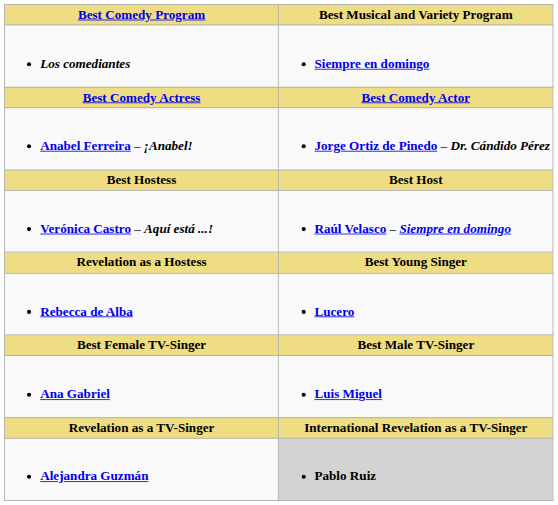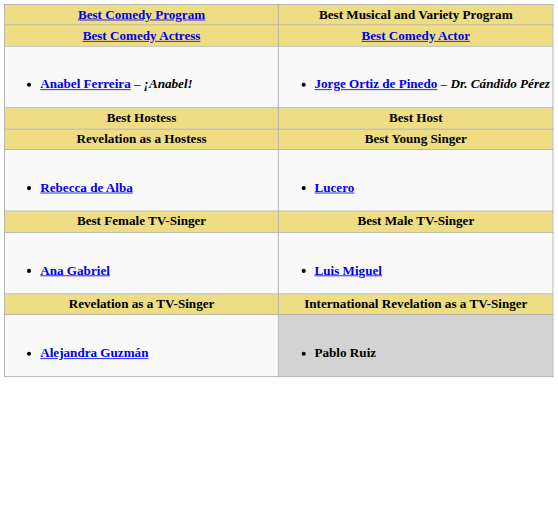- row: (142, 64)
- row: (142, 229)
